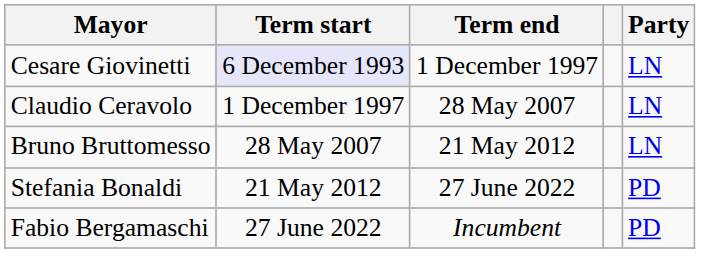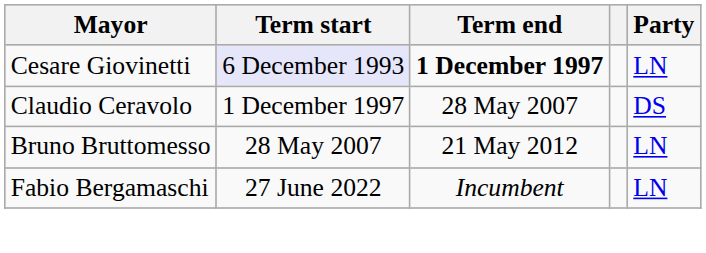(507, 65) normal -> (510, 65) bold
(645, 106) LN -> (650, 106) DS
- row: (96, 187)
(644, 227) PD -> (650, 187) LN
